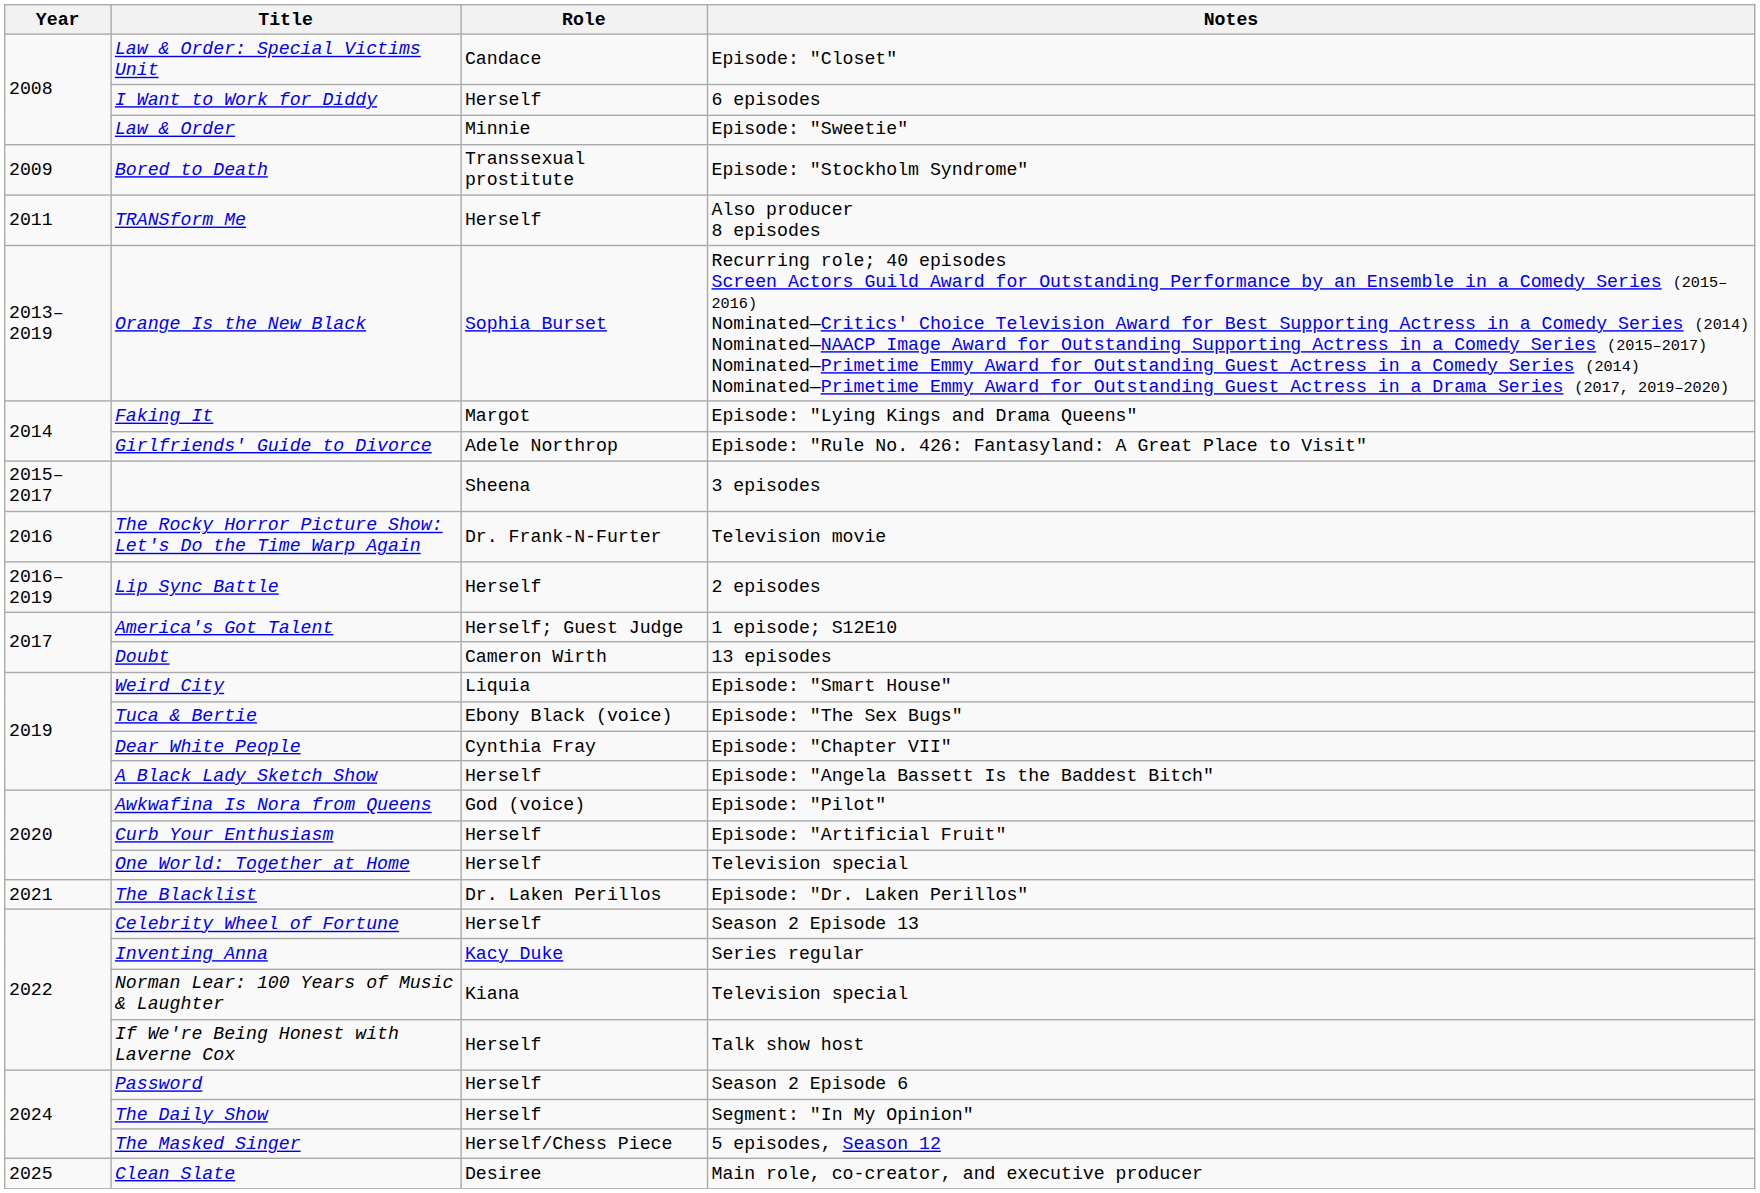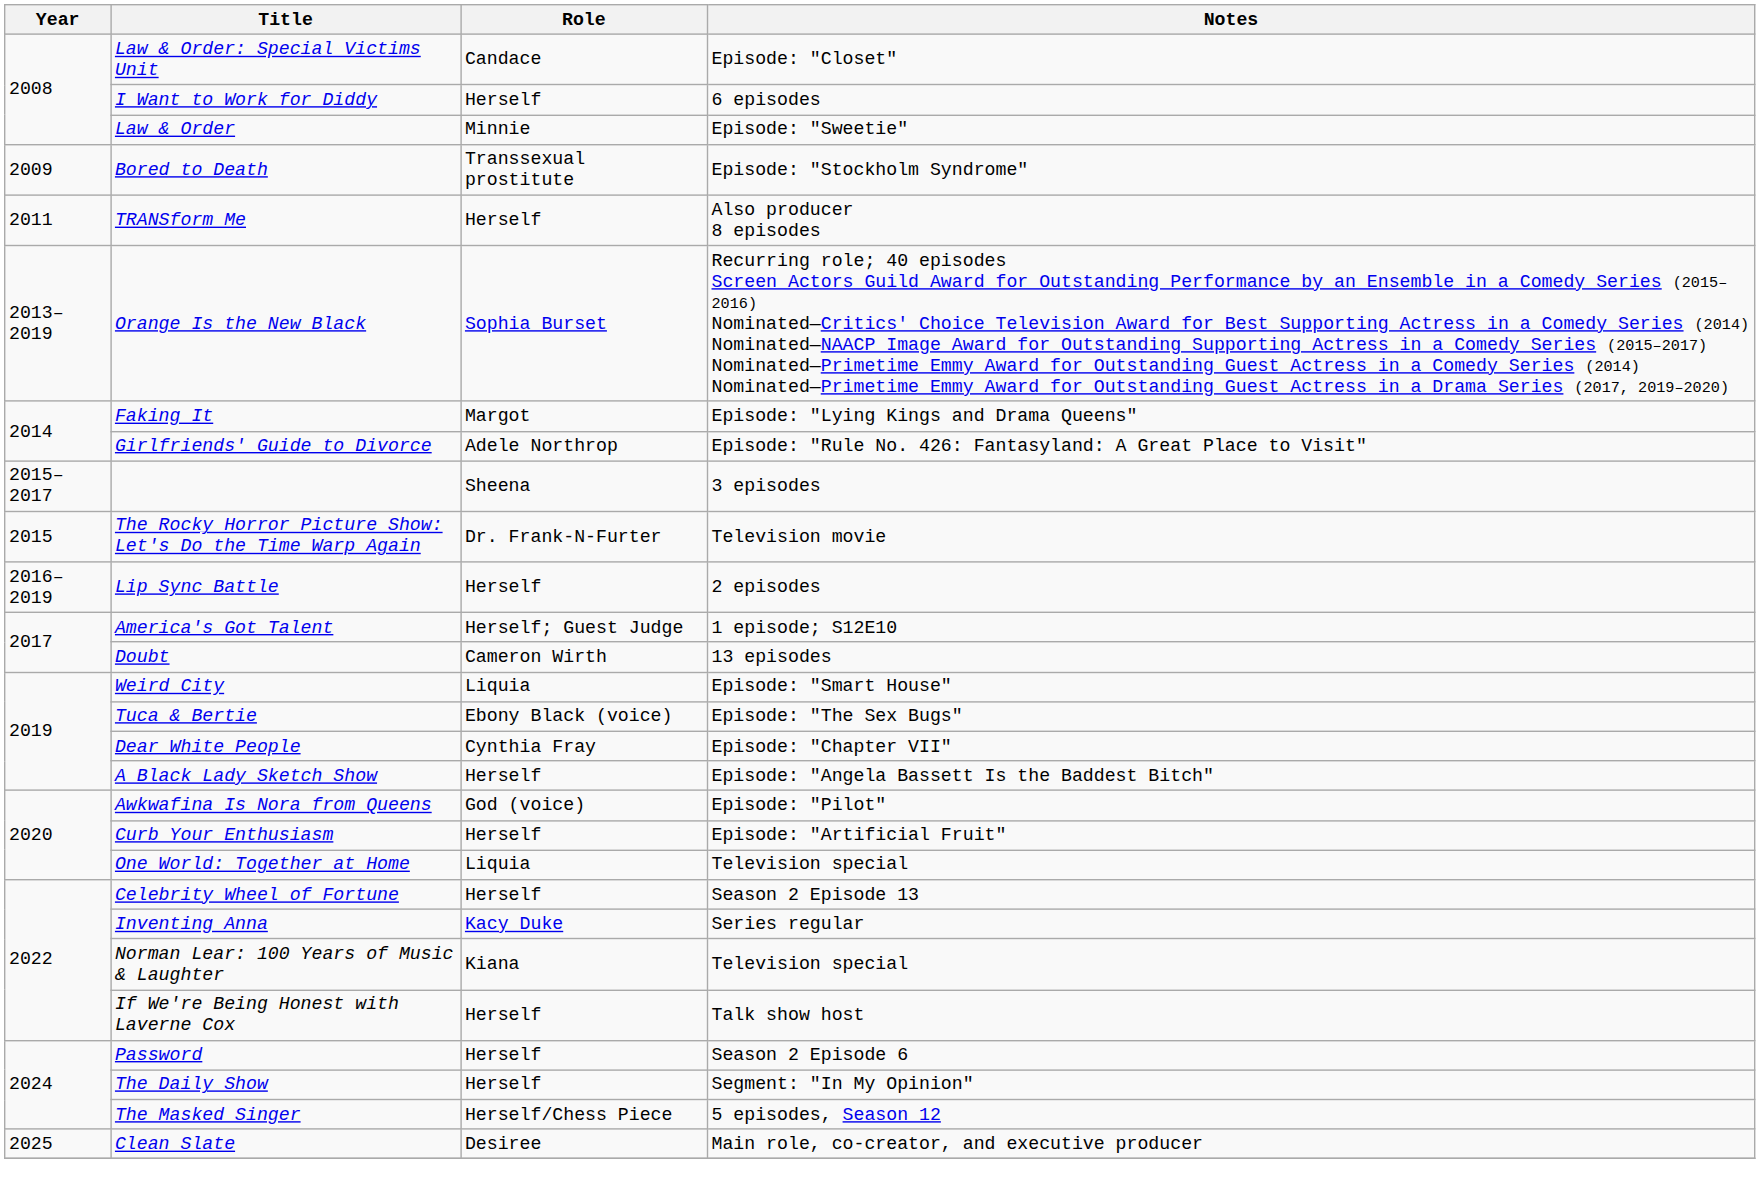(31, 537) 2016 -> (31, 537) 2015
(503, 865) Herself -> (498, 865) Liquia
- row: (186, 894)
